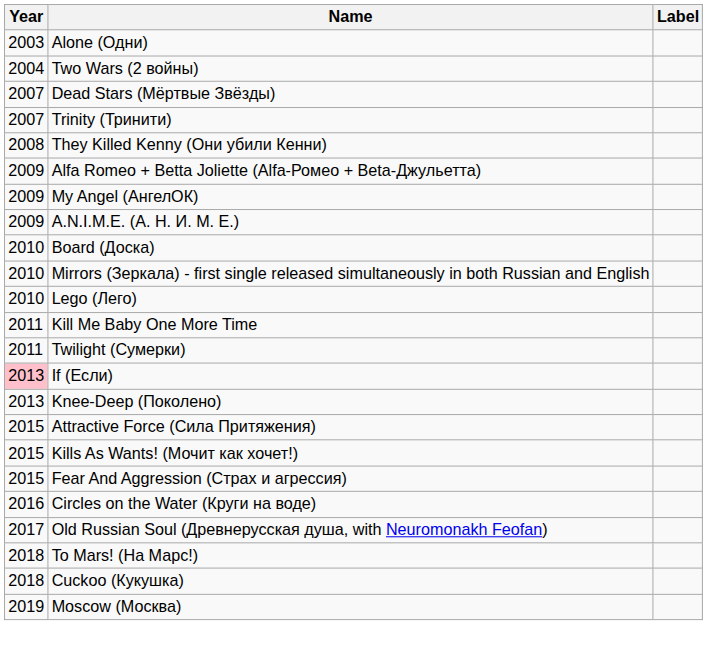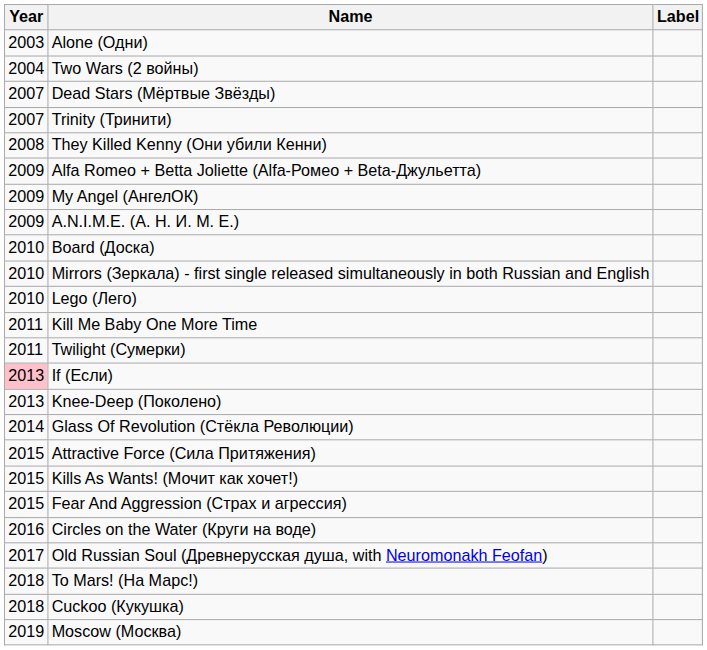+ row: (203, 427)
